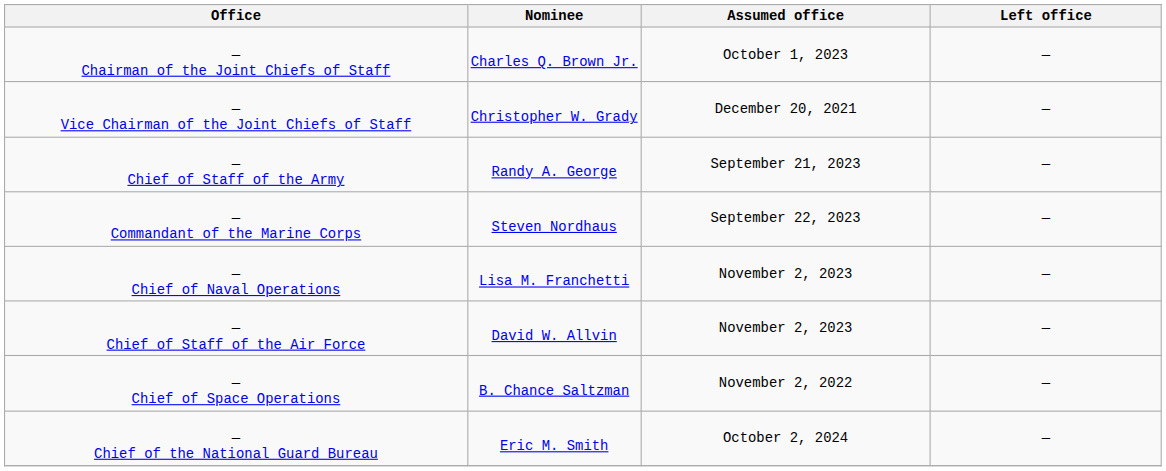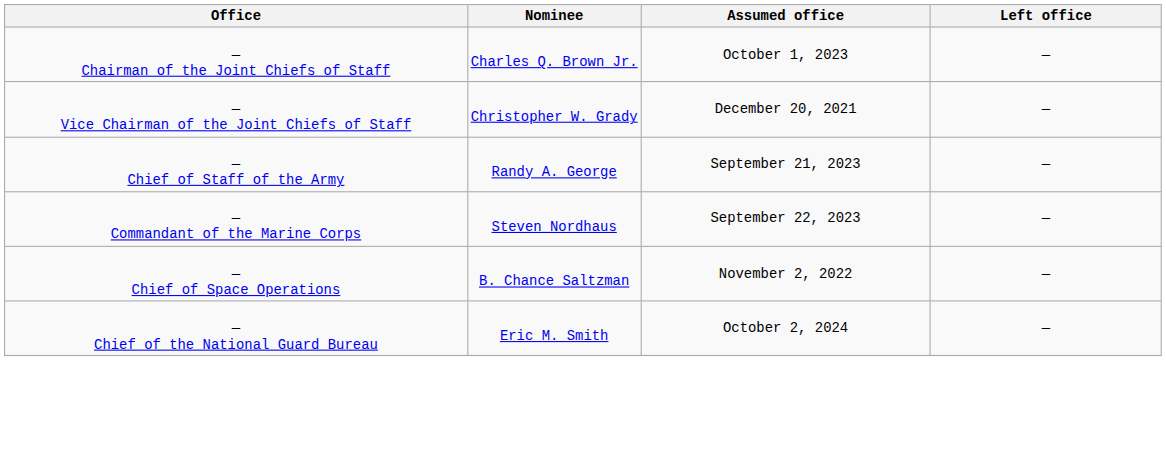- row: (236, 282)
- row: (236, 336)
